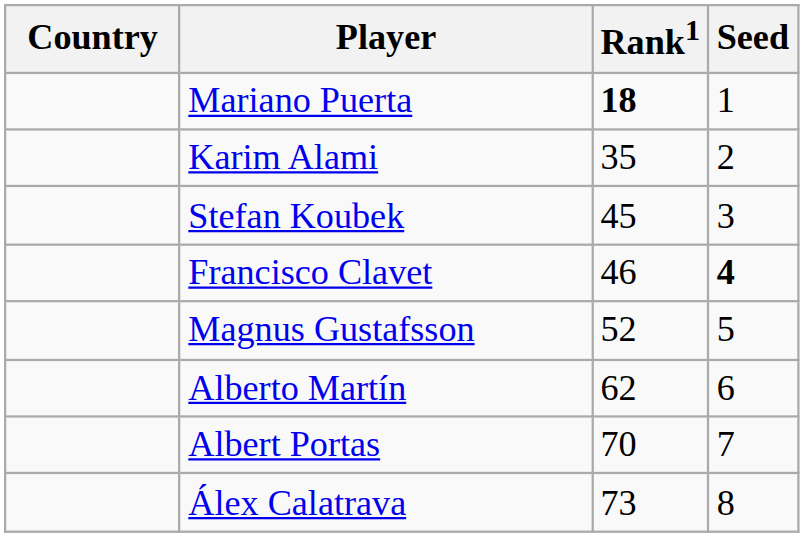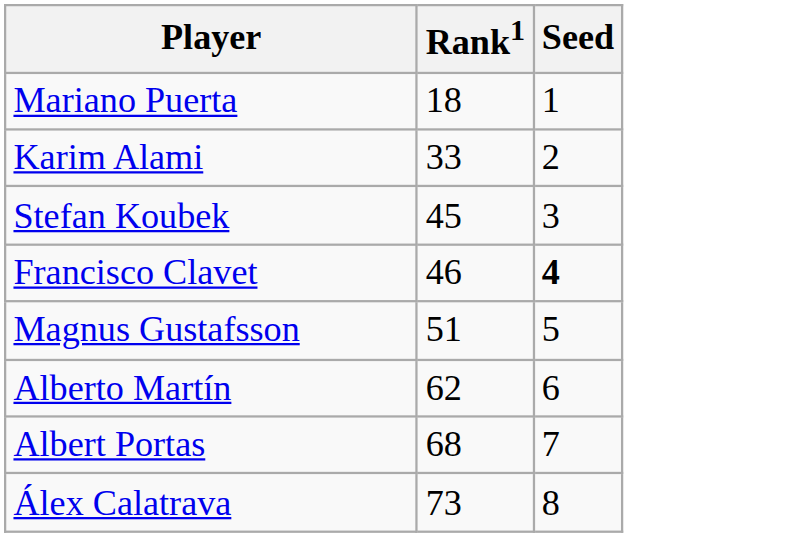- column: (93, 38)
(619, 100) bold -> (444, 100) normal
(619, 157) 35 -> (444, 157) 33
(619, 329) 52 -> (444, 329) 51
(619, 444) 70 -> (444, 444) 68
